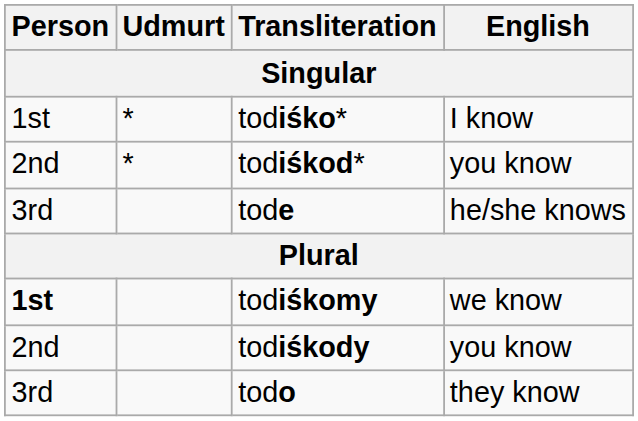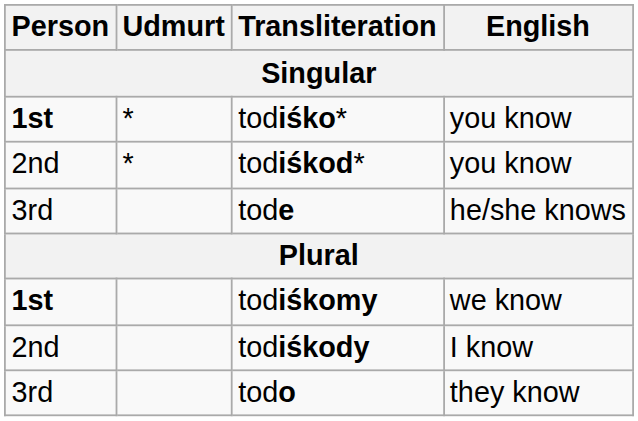(31, 118) normal -> (32, 118) bold
(491, 118) I know -> (511, 118) you know
(511, 347) you know -> (491, 347) I know
